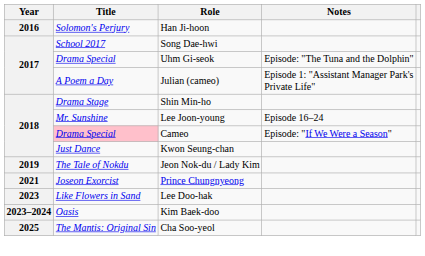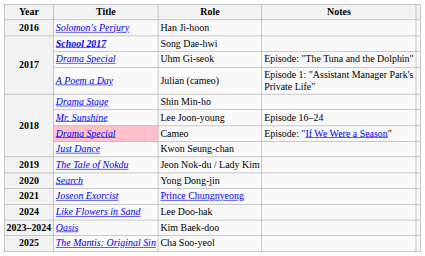(80, 43) normal -> (81, 43) bold
+ row: (190, 180)
(29, 196) 2023 -> (29, 212) 2024
